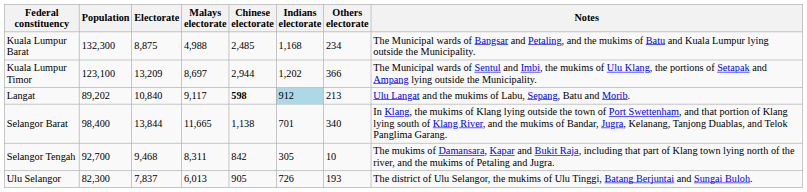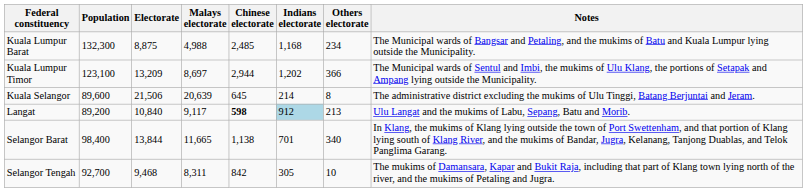+ row: (38, 95)
(96, 95) 89,202 -> (96, 112) 89,200
- row: (34, 179)
